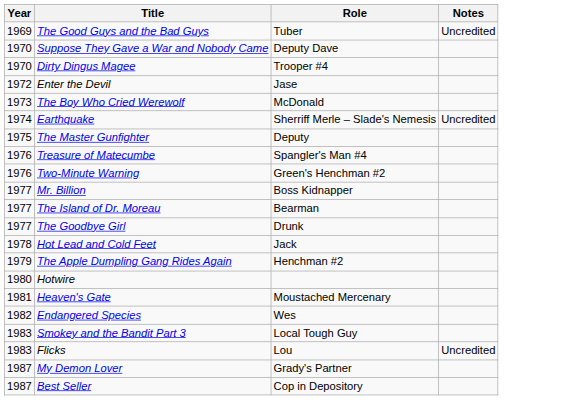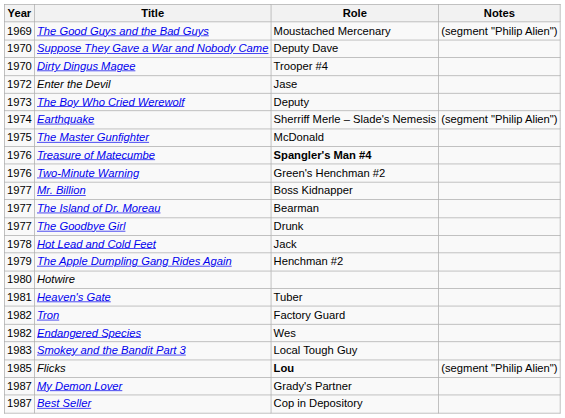(288, 31) Tuber -> (332, 31) Moustached Mercenary
(468, 31) Uncredited -> (499, 31) (segment "Philip Alien")
(299, 102) McDonald -> (291, 102) Deputy
(468, 119) Uncredited -> (499, 119) (segment "Philip Alien")
(291, 137) Deputy -> (299, 137) McDonald
(320, 155) normal -> (323, 155) bold
(332, 297) Moustached Mercenary -> (288, 297) Tuber
+ row: (48, 315)
(19, 350) 1983 -> (19, 368) 1985
(283, 350) normal -> (284, 368) bold
(468, 350) Uncredited -> (499, 368) (segment "Philip Alien")
